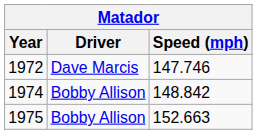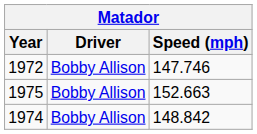(95, 67) Dave Marcis -> (98, 67) Bobby Allison
rows swapped: (26, 92) <-> (26, 117)
